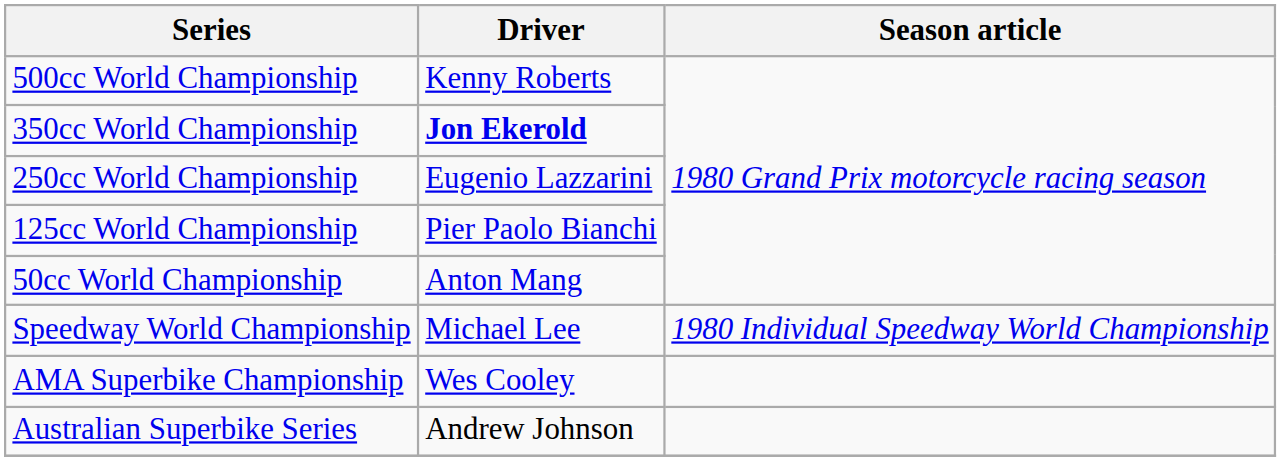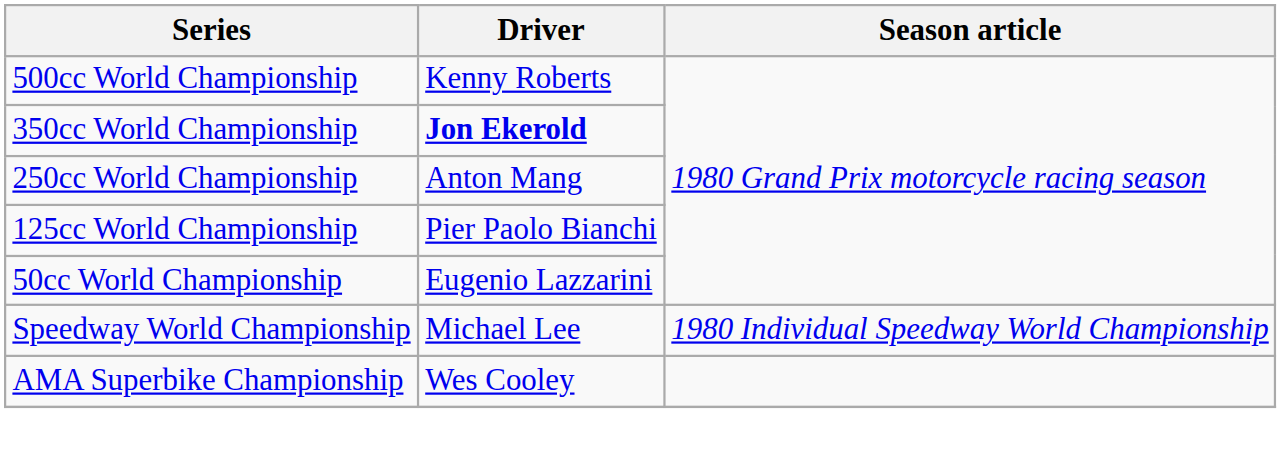(539, 179) Eugenio Lazzarini -> (504, 179) Anton Mang
(504, 279) Anton Mang -> (539, 279) Eugenio Lazzarini
- row: (185, 430)
